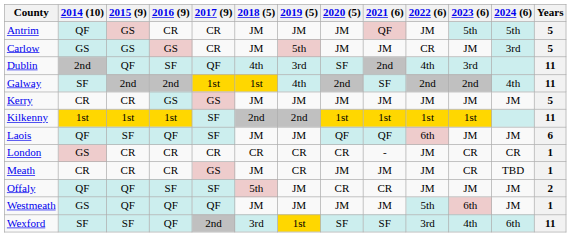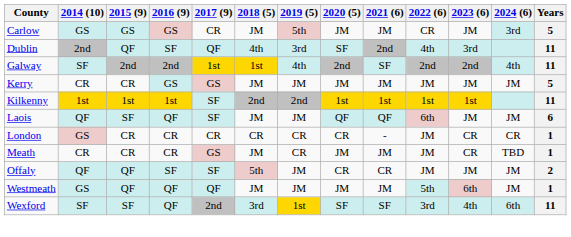- row: (23, 30)
